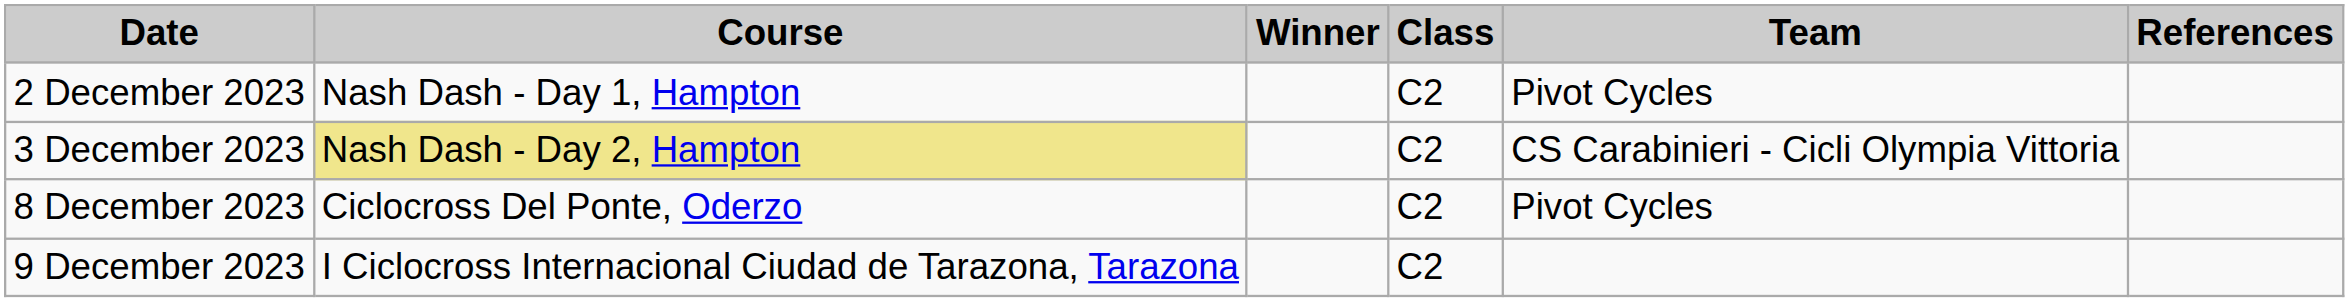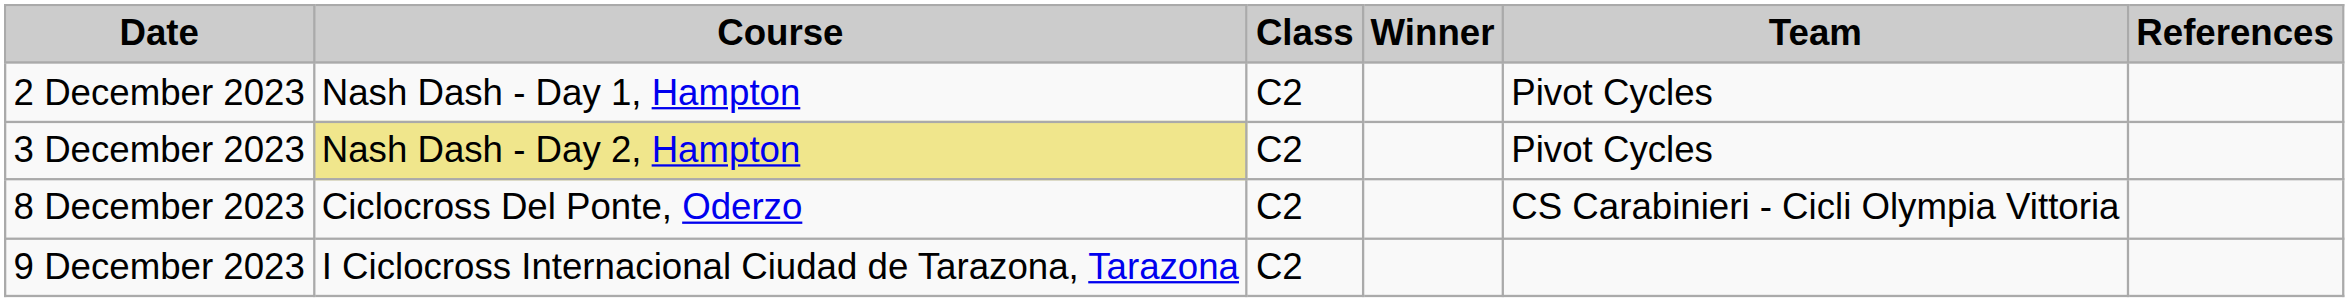columns swapped: (1446, 33) <-> (1318, 33)
(1815, 149) CS Carabinieri - Cicli Olympia Vittoria -> (1612, 149) Pivot Cycles
(1612, 207) Pivot Cycles -> (1815, 207) CS Carabinieri - Cicli Olympia Vittoria
